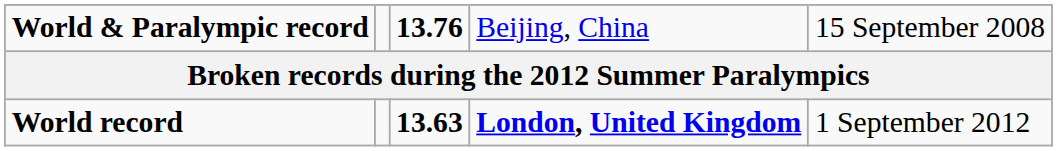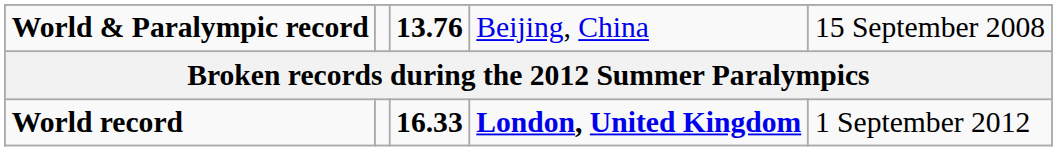(429, 121) 13.63 -> (429, 121) 16.33
